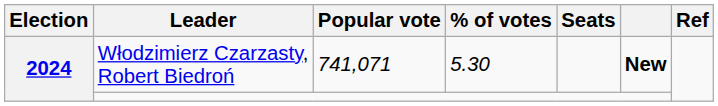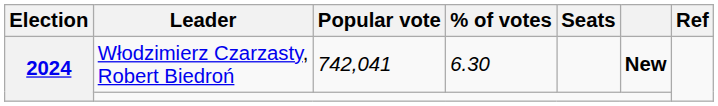(355, 64) 741,071 -> (355, 64) 742,041
(470, 64) 5.30 -> (470, 64) 6.30
